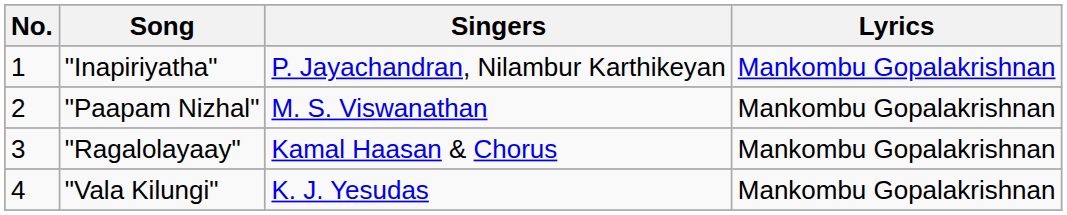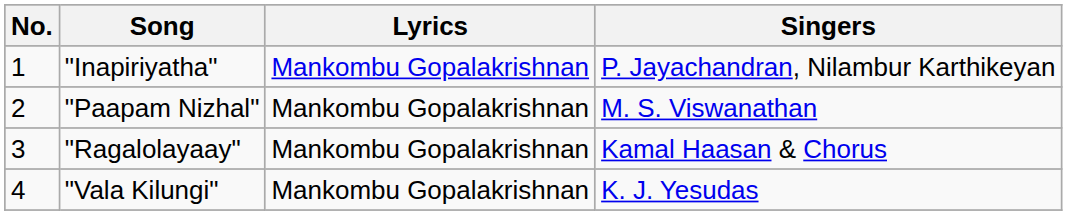columns swapped: (499, 26) <-> (897, 26)
